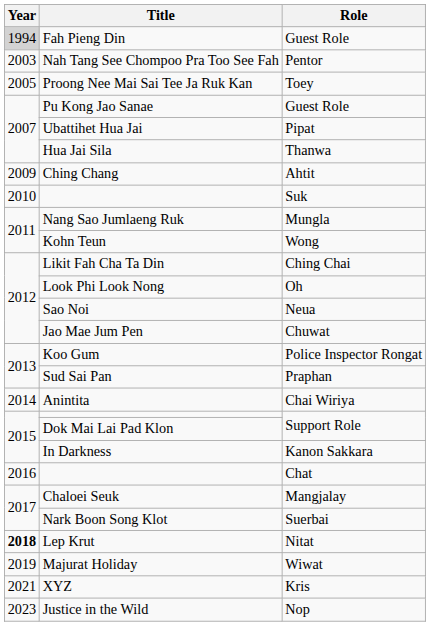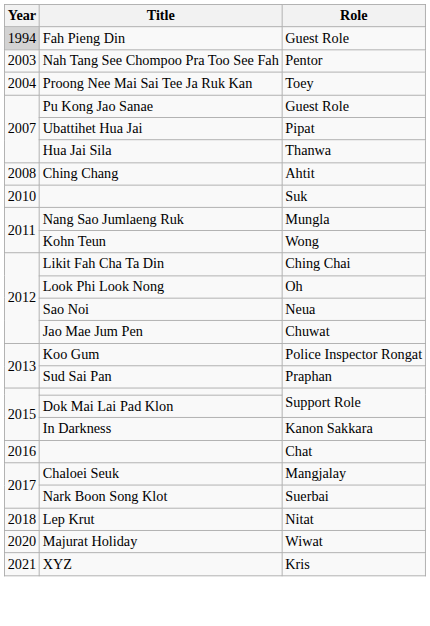(22, 83) 2005 -> (22, 83) 2004
(22, 173) 2009 -> (22, 173) 2008
- row: (66, 399)
(22, 541) bold -> (22, 519) normal
(22, 564) 2019 -> (22, 541) 2020
- row: (96, 609)
